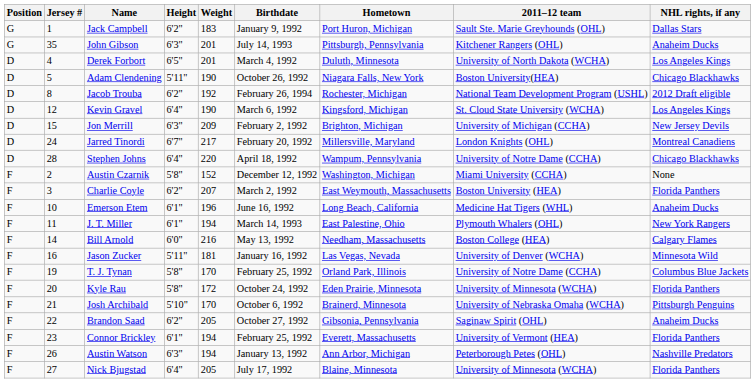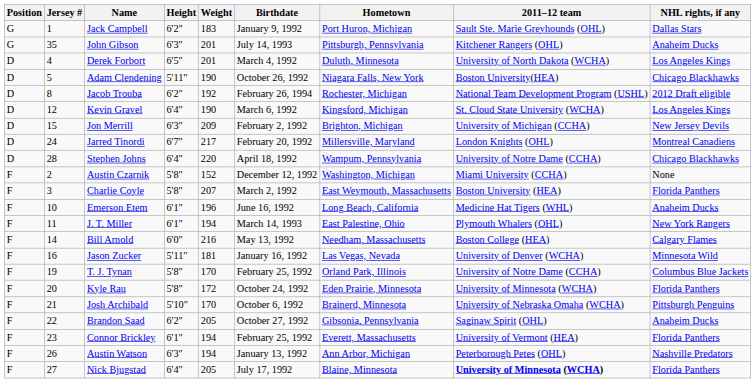(175, 191) 6'2" -> (175, 191) 5'8"
(526, 369) normal -> (529, 369) bold
